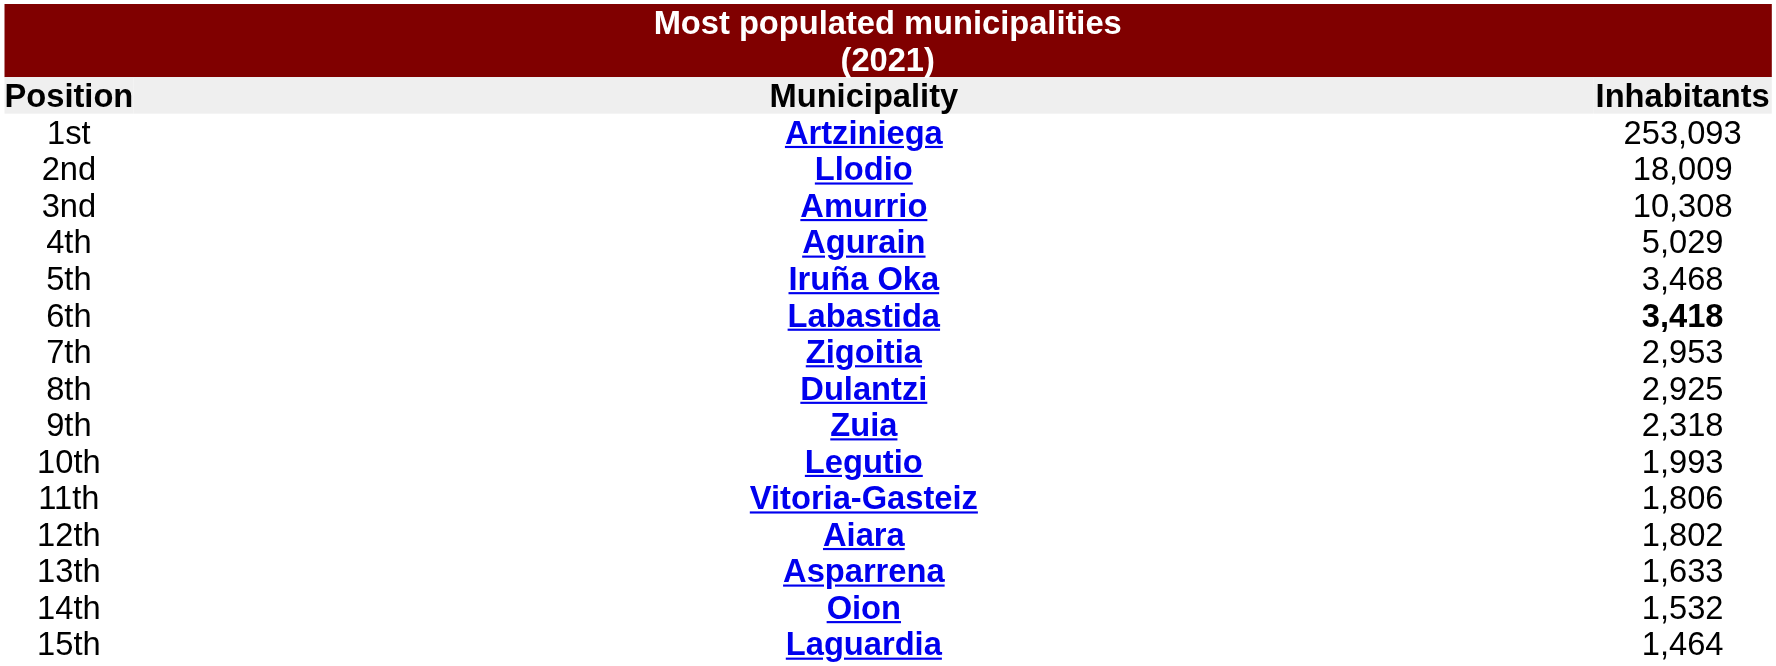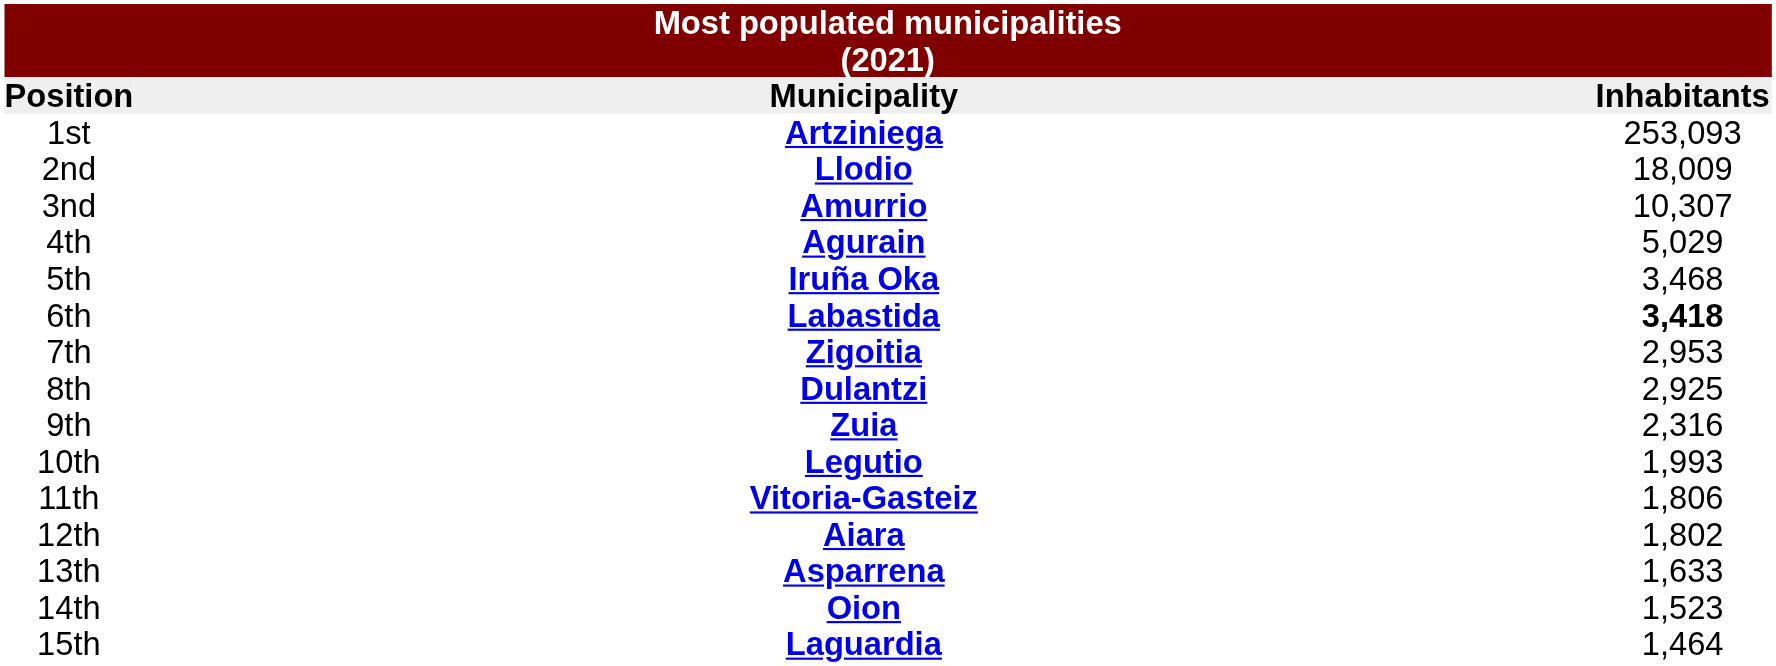(1683, 205) 10,308 -> (1683, 205) 10,307
(1683, 424) 2,318 -> (1683, 424) 2,316
(1683, 607) 1,532 -> (1683, 607) 1,523
